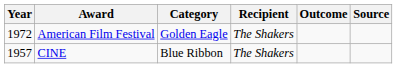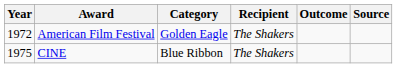(20, 53) 1957 -> (20, 53) 1975
